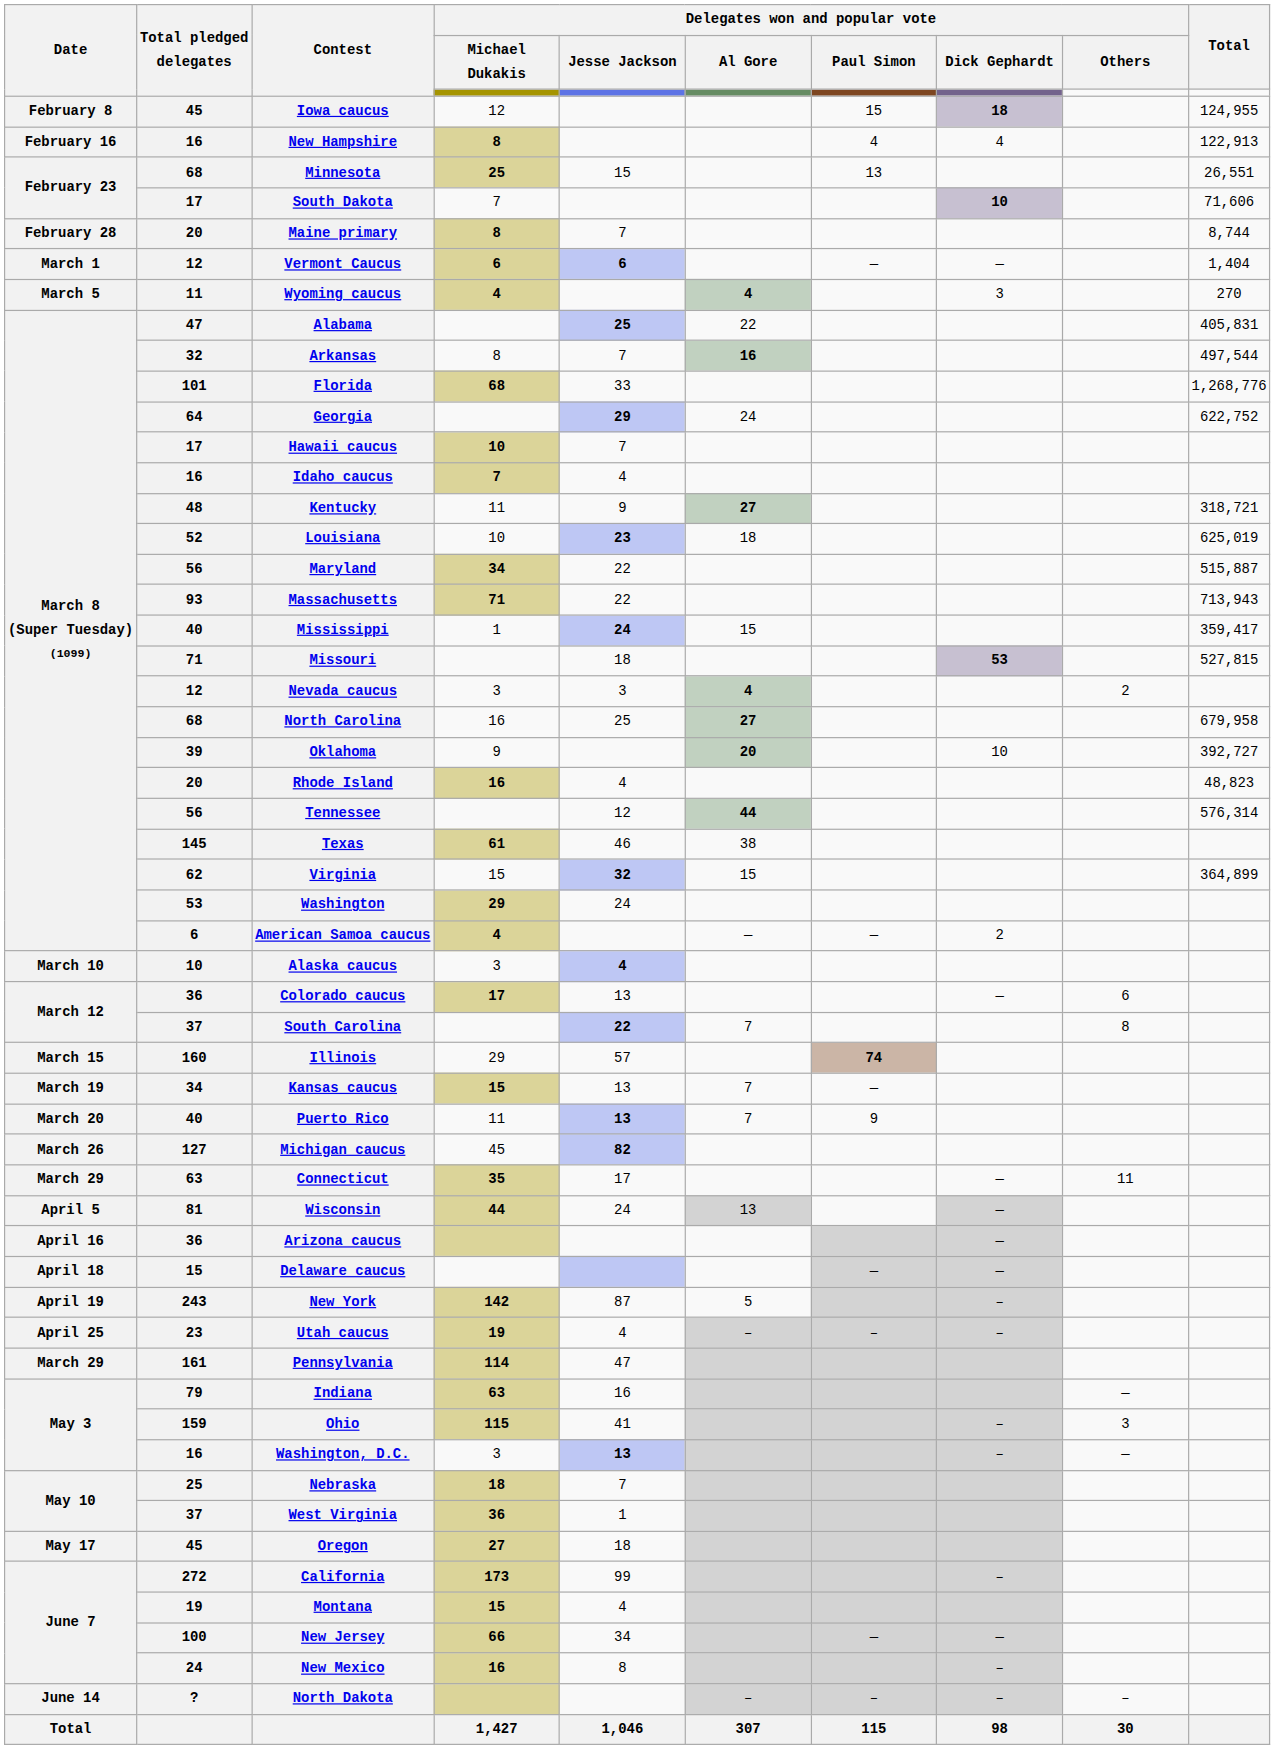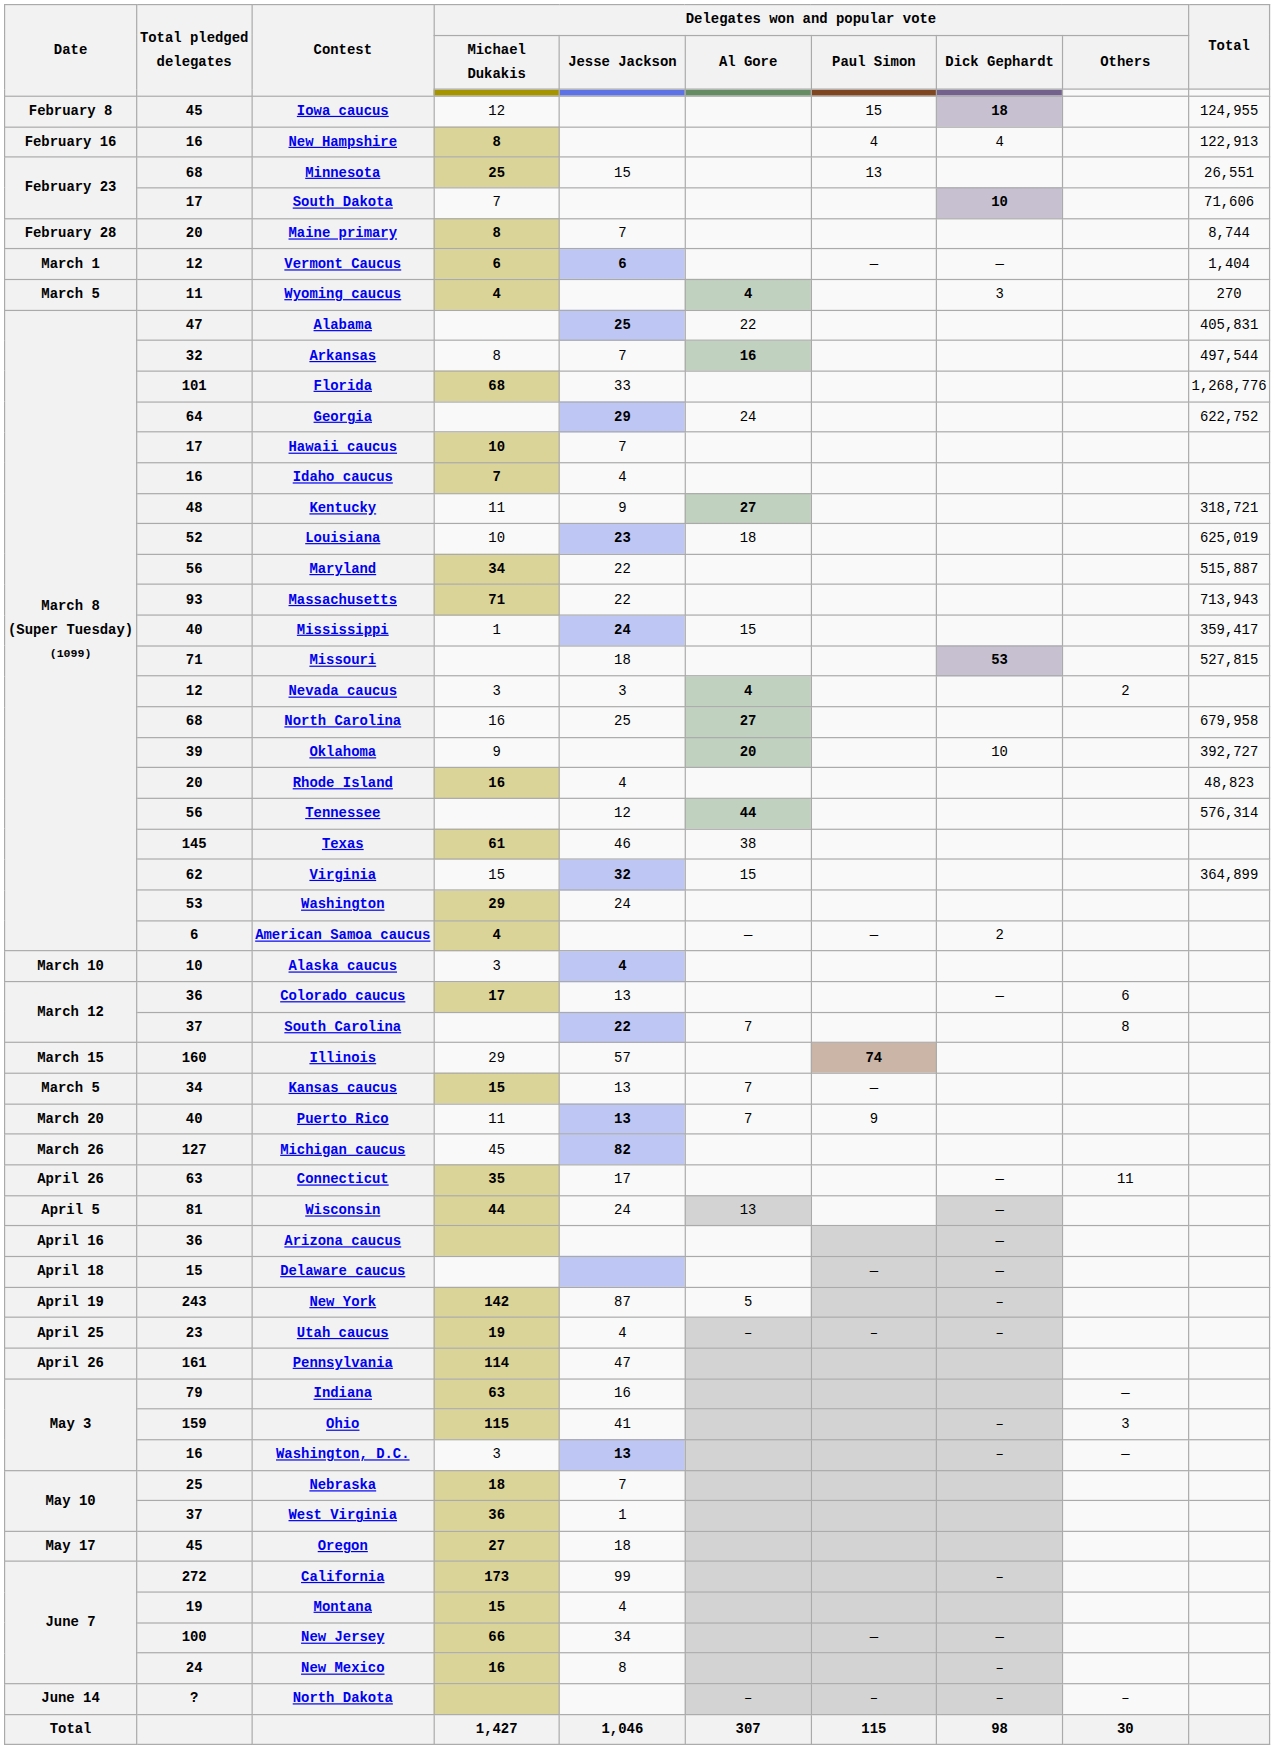(71, 1088) March 19 -> (71, 1088) March 5
(71, 1180) March 29 -> (71, 1180) April 26
(71, 1363) March 29 -> (71, 1363) April 26
